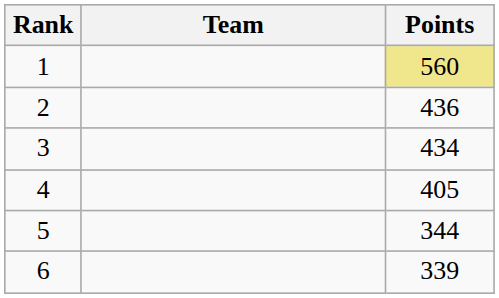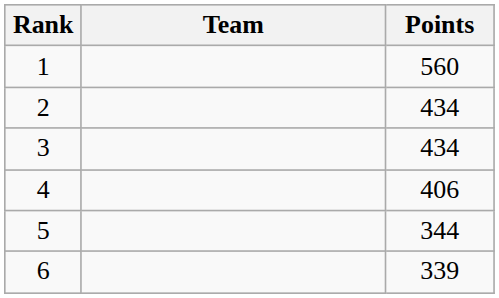(440, 66) khaki background -> (440, 66) no background
(440, 107) 436 -> (440, 107) 434
(440, 189) 405 -> (440, 189) 406
